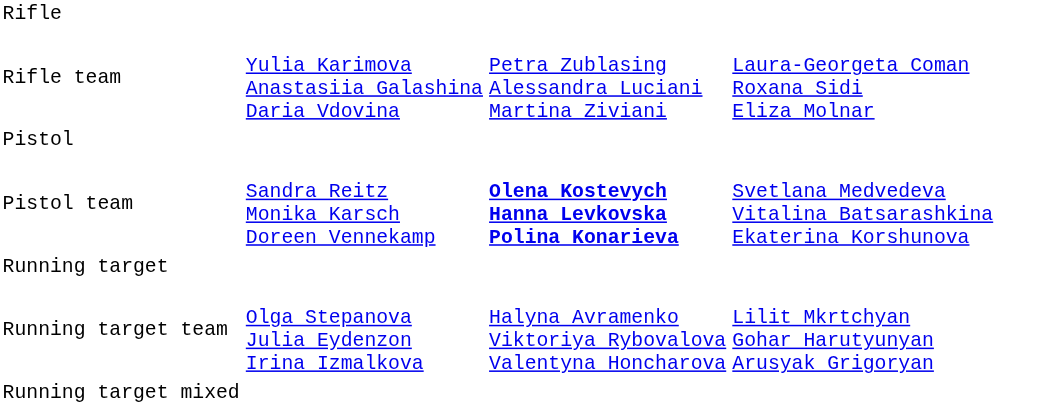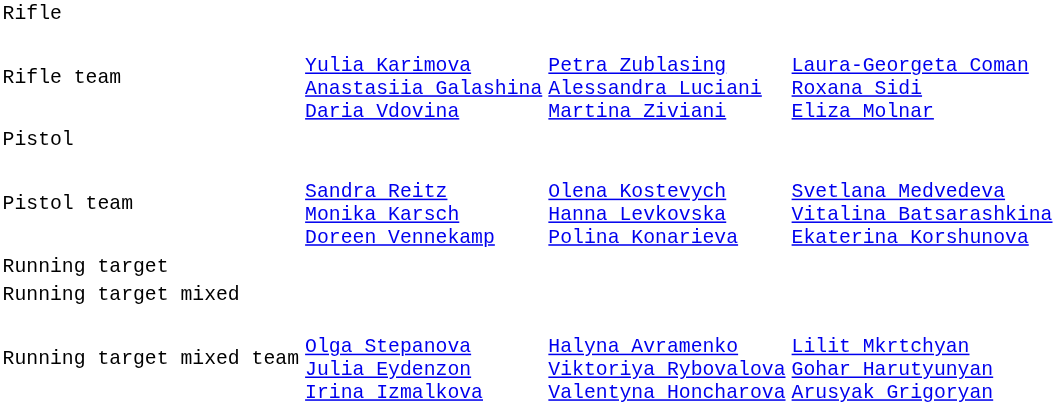(584, 215) bold -> (643, 215) normal
- row: (115, 329)
+ row: (151, 358)
